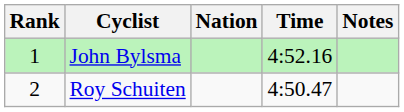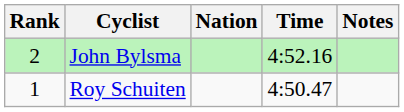(35, 55) 1 -> (35, 55) 2
(35, 89) 2 -> (35, 89) 1
